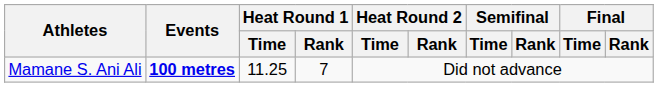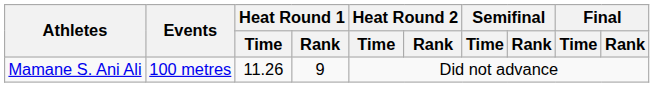(192, 70) bold -> (190, 70) normal
(267, 70) 11.25 -> (263, 70) 11.26
(324, 70) 7 -> (320, 70) 9
